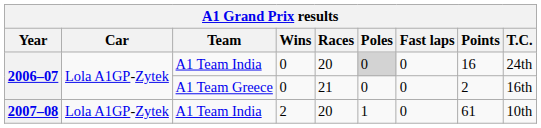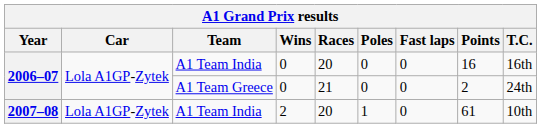(364, 64) lightgrey background -> (364, 64) no background
(519, 64) 24th -> (519, 64) 16th
(519, 88) 16th -> (519, 88) 24th
